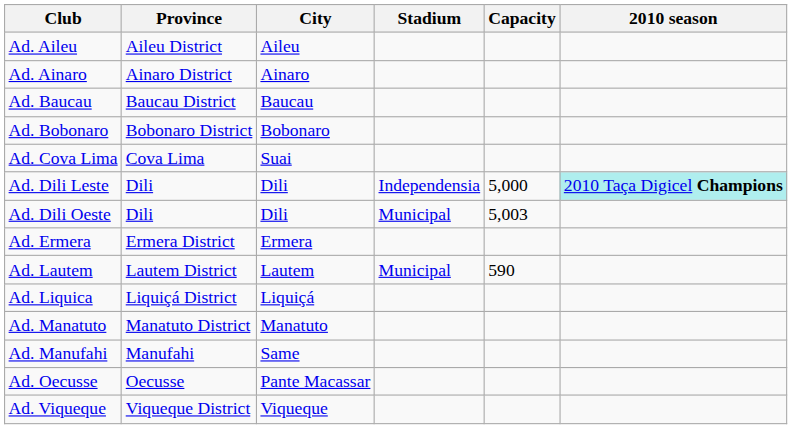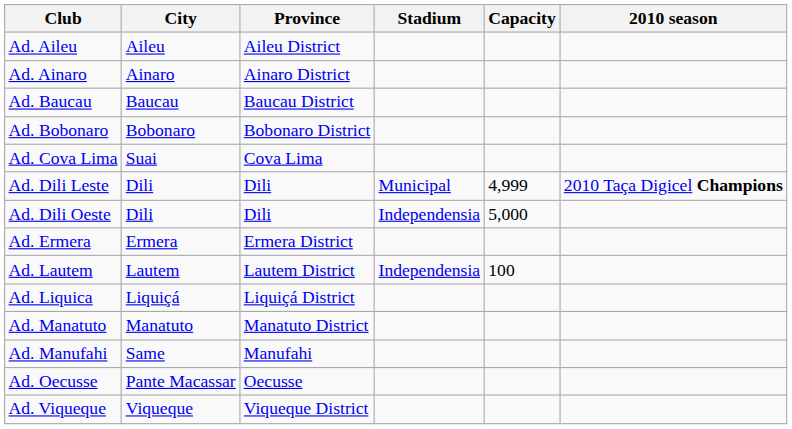columns swapped: (315, 18) <-> (189, 18)
(429, 185) Independensia -> (415, 185) Municipal
(508, 185) 5,000 -> (508, 185) 4,999
(673, 185) paleturquoise background -> (673, 185) no background
(415, 213) Municipal -> (429, 213) Independensia
(508, 213) 5,003 -> (508, 213) 5,000
(415, 269) Municipal -> (429, 269) Independensia
(501, 269) 590 -> (501, 269) 100
